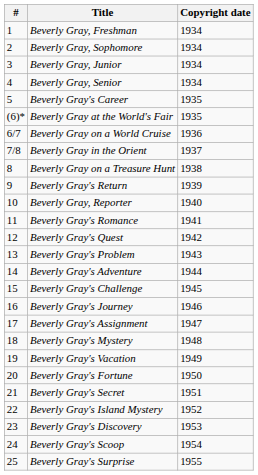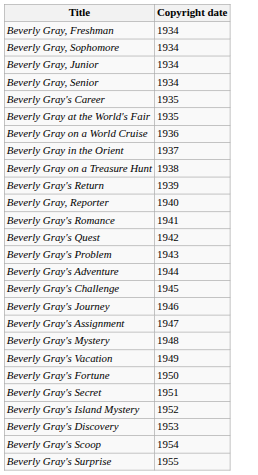- column: (16, 13)
